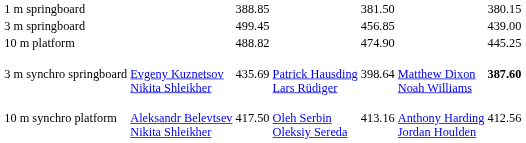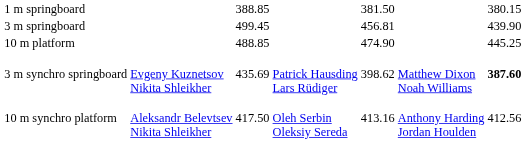(378, 26) 456.85 -> (378, 26) 456.81
(504, 26) 439.00 -> (504, 26) 439.90
(253, 43) 488.82 -> (253, 43) 488.85
(378, 74) 398.64 -> (378, 74) 398.62
